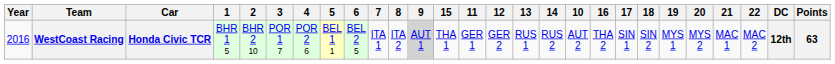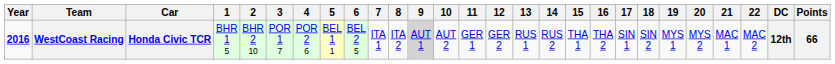columns swapped: (578, 12) <-> (446, 12)
(18, 39) normal -> (18, 39) bold
(812, 39) 63 -> (812, 39) 66
